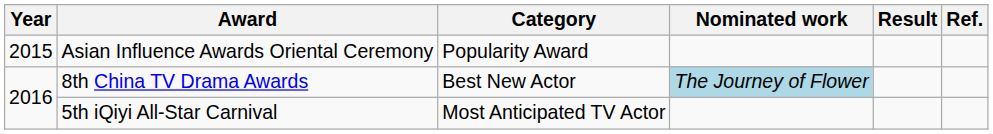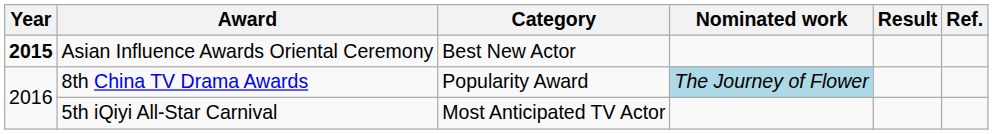(31, 50) normal -> (31, 50) bold
(515, 50) Popularity Award -> (509, 50) Best New Actor
(509, 81) Best New Actor -> (515, 81) Popularity Award
